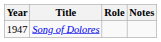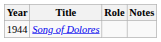(17, 29) 1947 -> (17, 29) 1944
